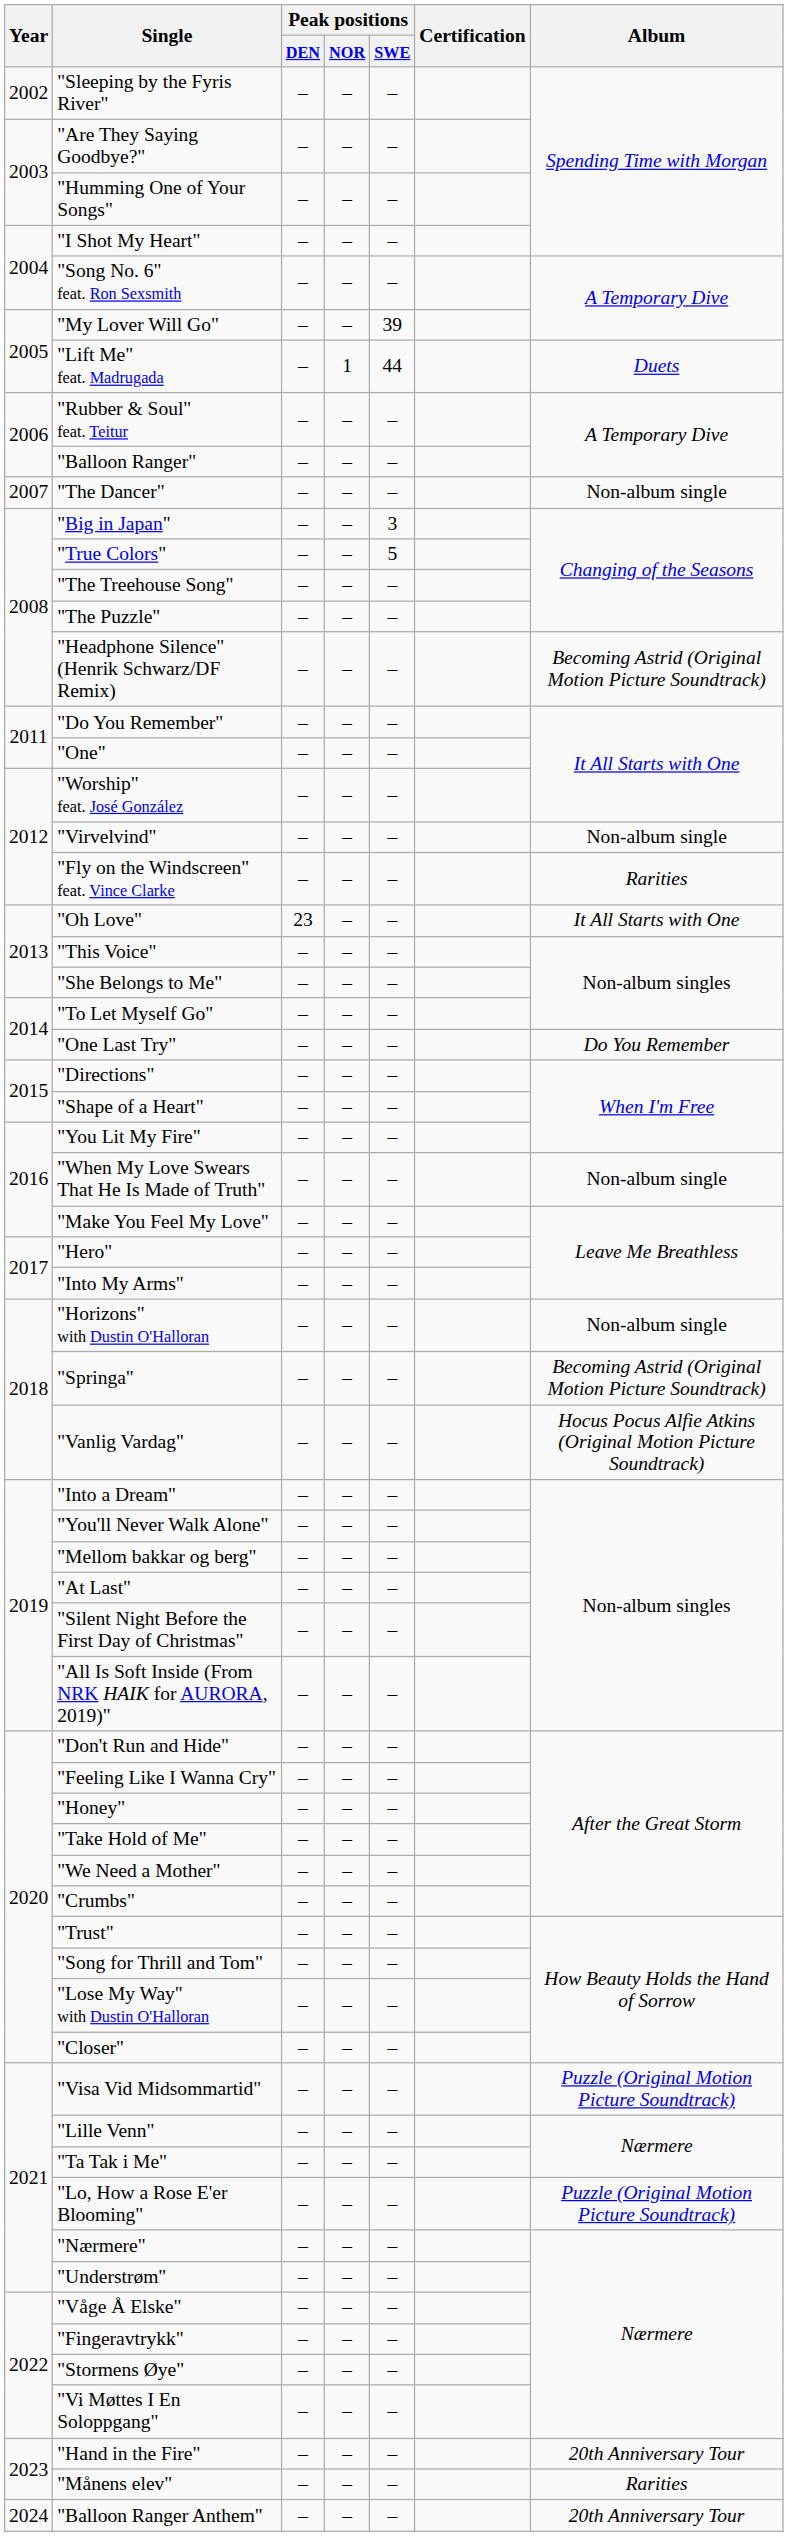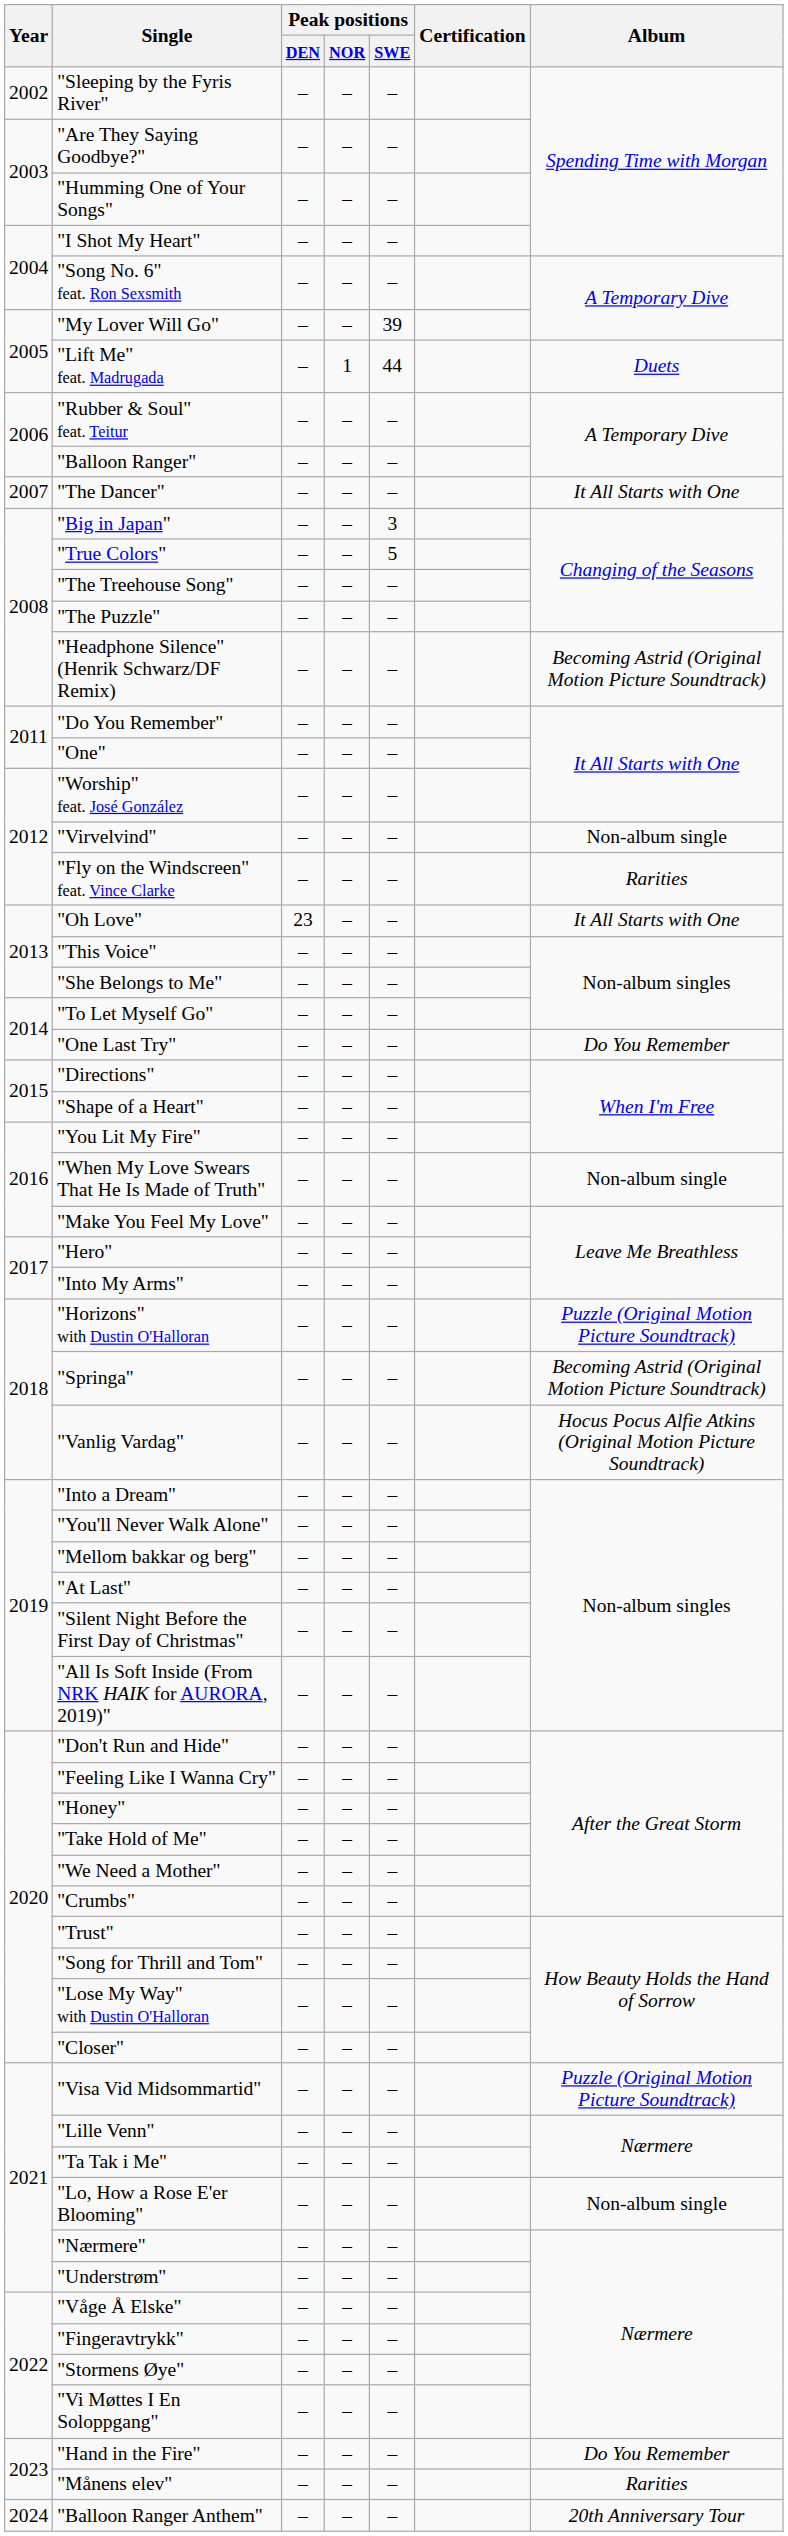(657, 492) Non-album single -> (657, 492) It All Starts with One
(657, 1325) Non-album single -> (657, 1325) Puzzle (Original Motion Picture Soundtrack)
(657, 2203) Puzzle (Original Motion Picture Soundtrack) -> (657, 2203) Non-album single
(657, 2453) 20th Anniversary Tour -> (657, 2453) Do You Remember
